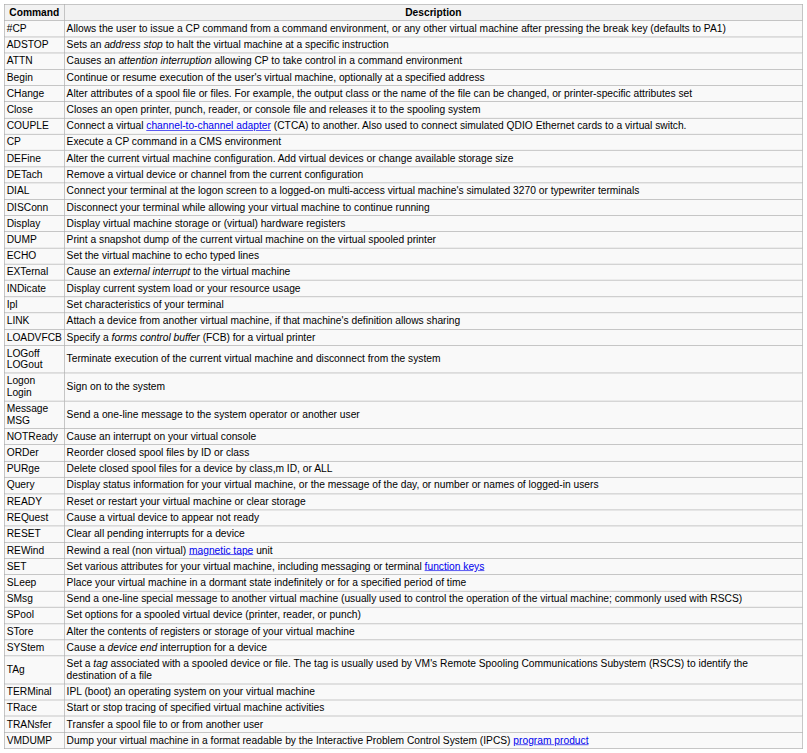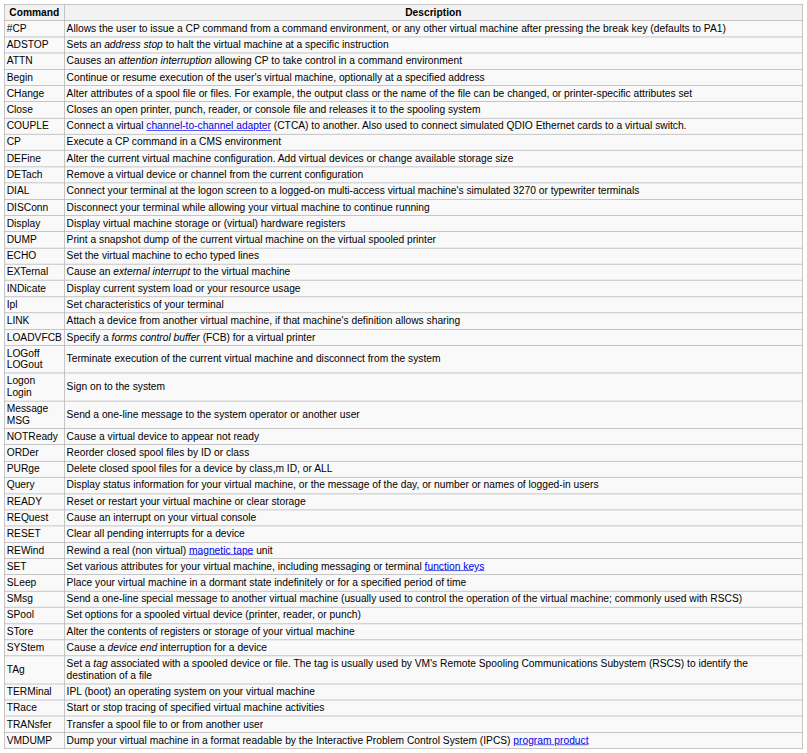(161, 436) Cause an interrupt on your virtual console -> (163, 436) Cause a virtual device to appear not ready
(163, 518) Cause a virtual device to appear not ready -> (161, 518) Cause an interrupt on your virtual console
